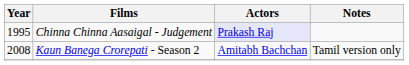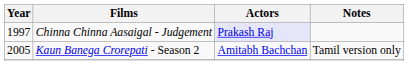(19, 32) 1995 -> (19, 32) 1997
(19, 50) 2008 -> (19, 50) 2005
